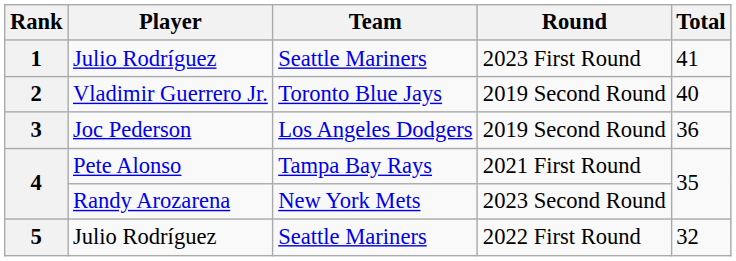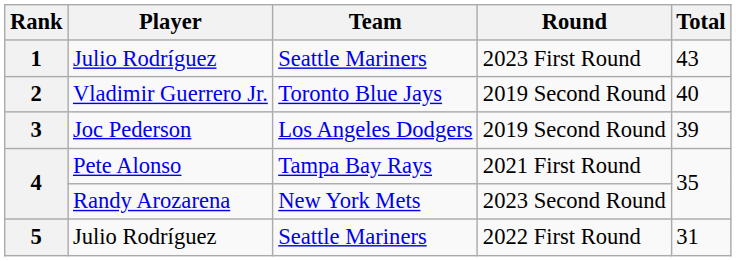(688, 58) 41 -> (688, 58) 43
(688, 129) 36 -> (688, 129) 39
(688, 237) 32 -> (688, 237) 31
